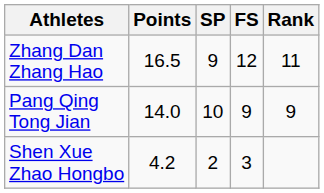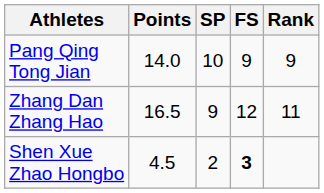rows swapped: (56, 61) <-> (54, 112)
(162, 163) 4.2 -> (162, 163) 4.5
(247, 163) normal -> (247, 163) bold
